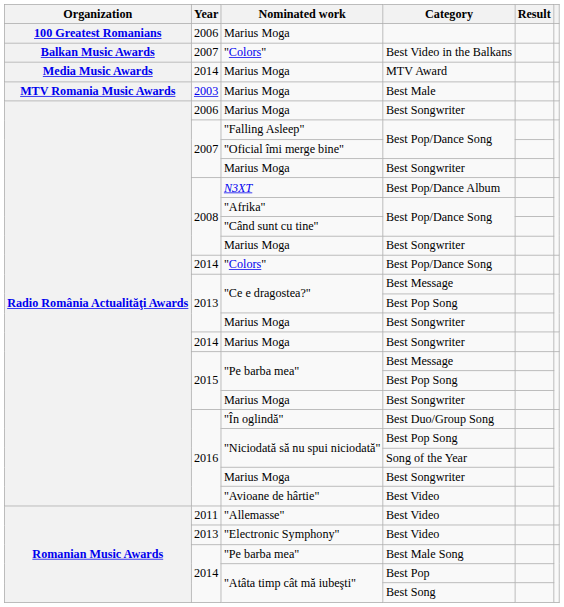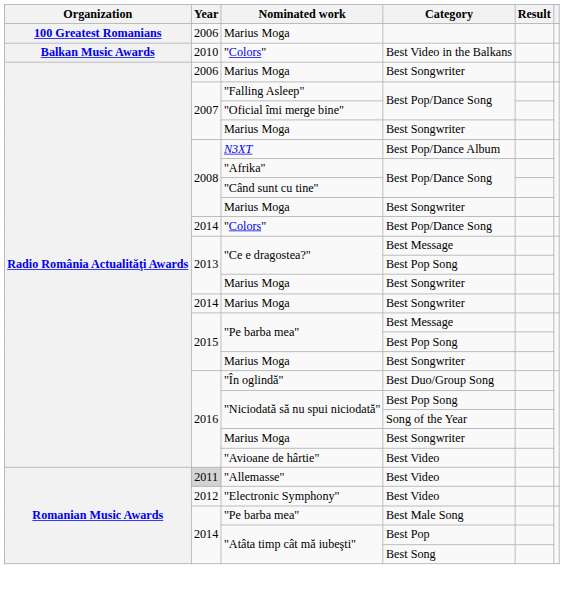(206, 52) 2007 -> (206, 52) 2010
- row: (257, 71)
- row: (257, 91)
(206, 515) no background -> (206, 476) lightgrey background
(206, 534) 2013 -> (206, 496) 2012
